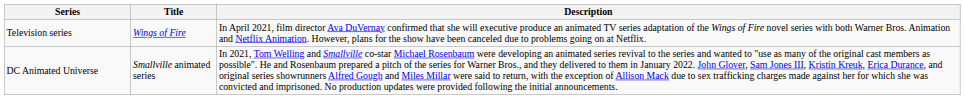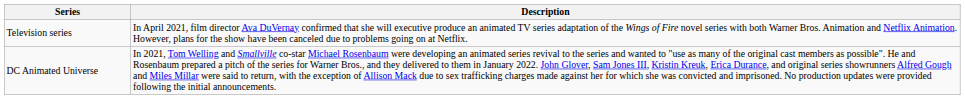- column: (174, 12)
